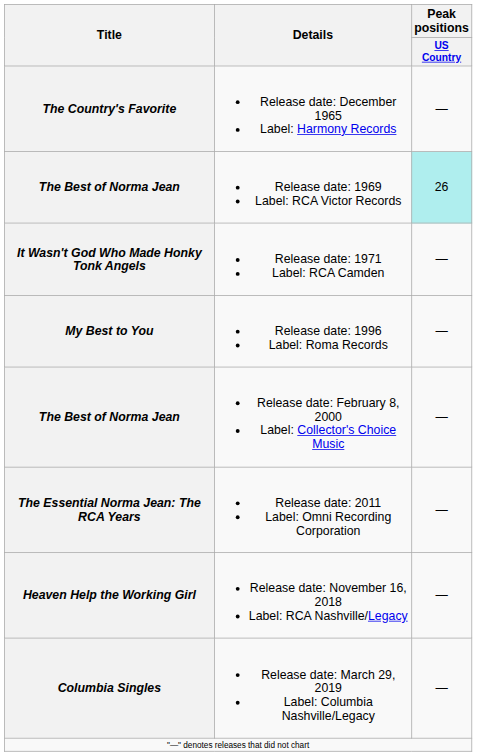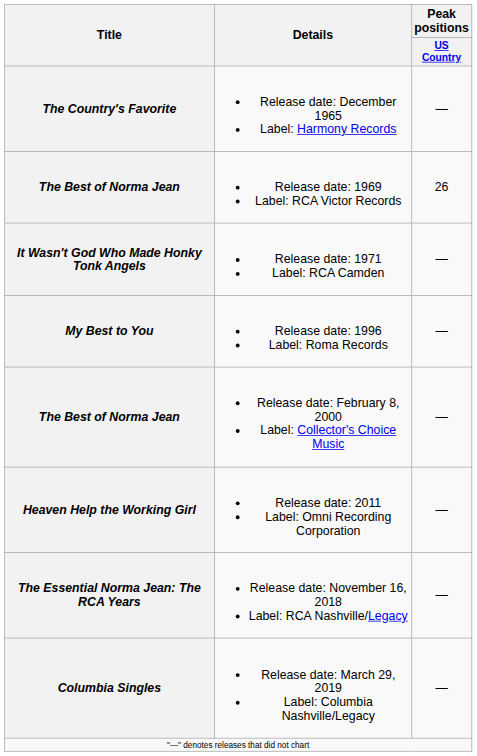(442, 187) paleturquoise background -> (442, 187) no background
(109, 509) The Essential Norma Jean: The RCA Years -> (109, 509) Heaven Help the Working Girl
(109, 595) Heaven Help the Working Girl -> (109, 595) The Essential Norma Jean: The RCA Years
